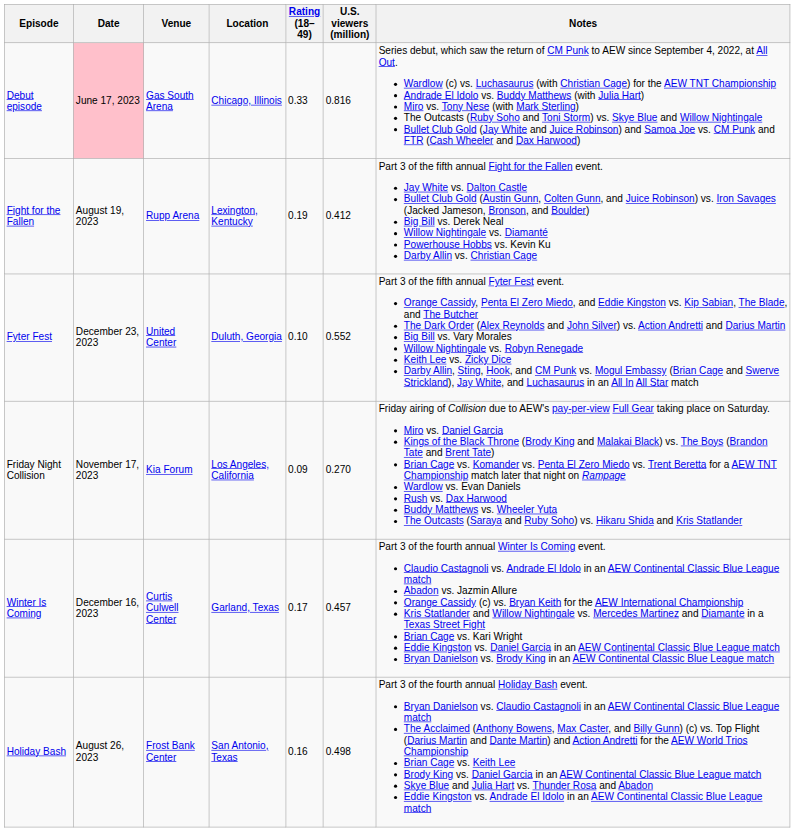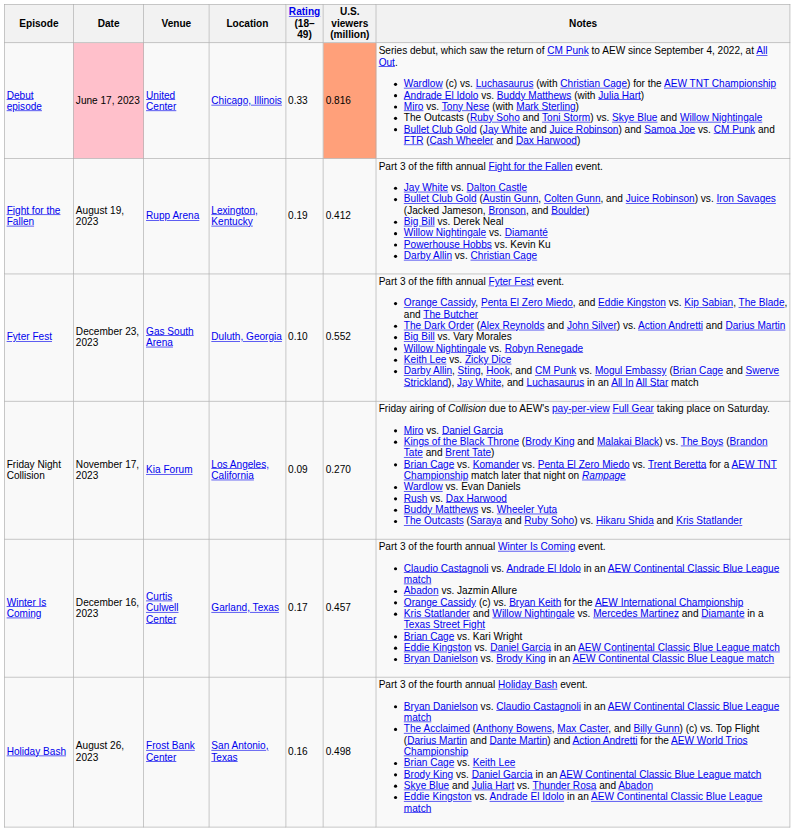(170, 100) Gas South Arena -> (161, 100) United Center
(338, 100) no background -> (338, 100) lightsalmon background
(161, 337) United Center -> (170, 337) Gas South Arena
